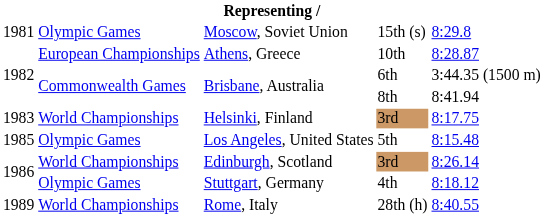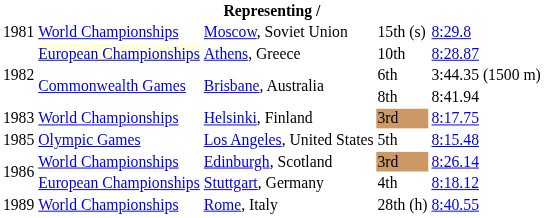(89, 32) Olympic Games -> (108, 32) World Championships
(119, 53) no background -> (119, 53) lightyellow background
(89, 183) Olympic Games -> (119, 183) European Championships
